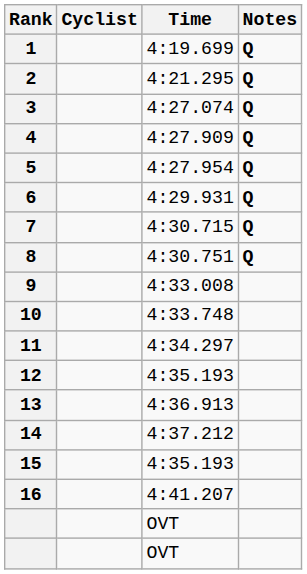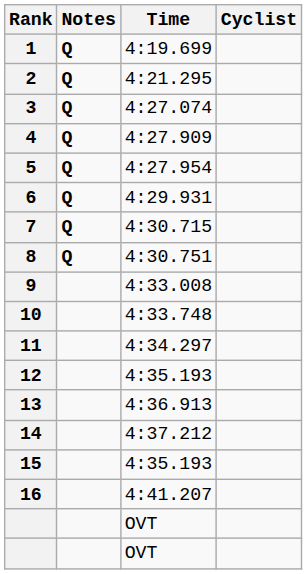columns swapped: (100, 20) <-> (270, 20)
